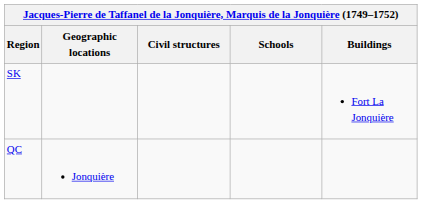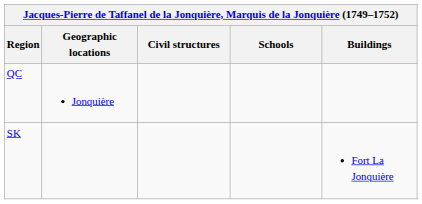rows swapped: (14, 149) <-> (14, 74)
